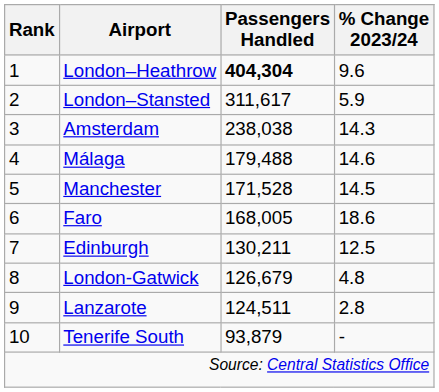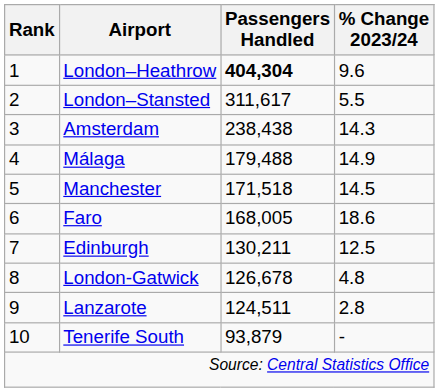(352, 99) 5.9 -> (352, 99) 5.5
(259, 129) 238,038 -> (259, 129) 238,438
(357, 159) 14.6 -> (357, 159) 14.9
(259, 188) 171,528 -> (259, 188) 171,518
(259, 277) 126,679 -> (259, 277) 126,678
